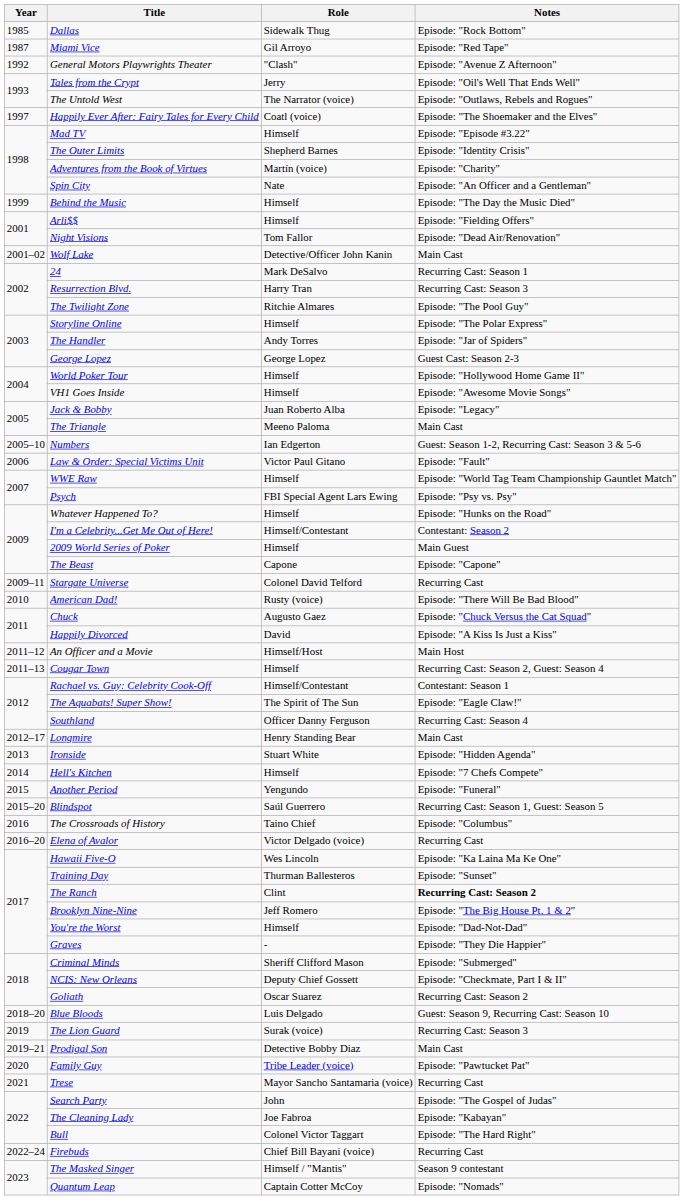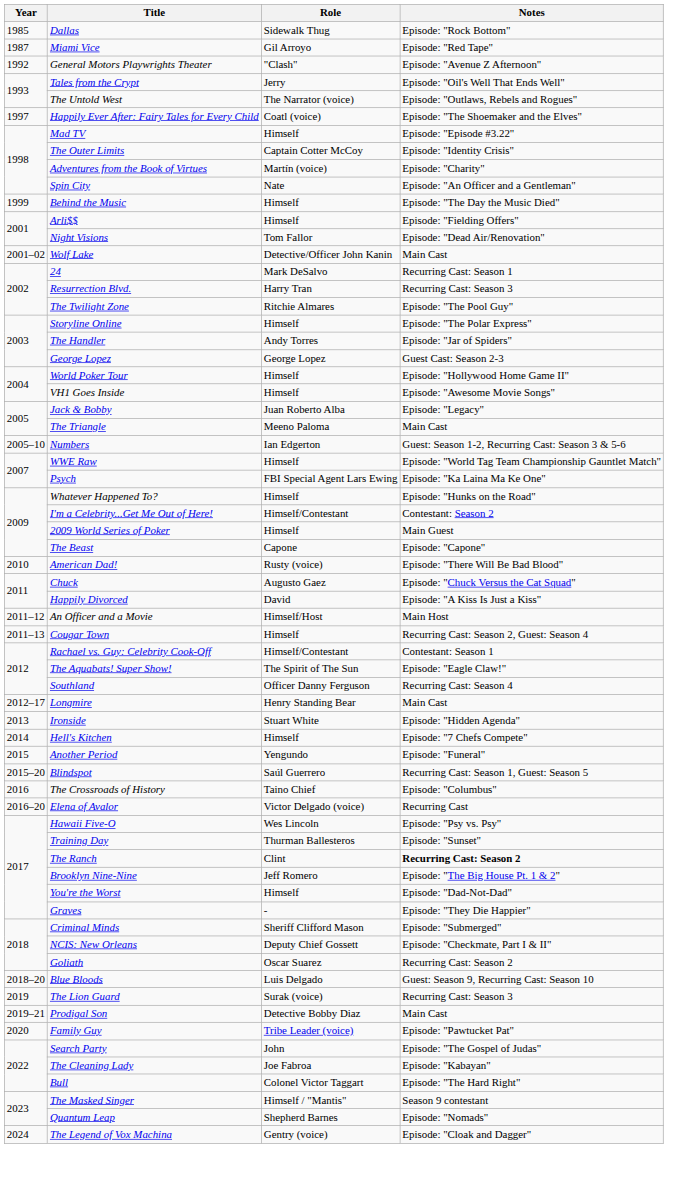(301, 151) Shepherd Barnes -> (313, 151) Captain Cotter McCoy
- row: (127, 461)
(467, 496) Episode: "Psy vs. Psy" -> (474, 479) Episode: "Ka Laina Ma Ke One"
- row: (89, 582)
(489, 858) Episode: "Ka Laina Ma Ke One" -> (452, 824) Episode: "Psy vs. Psy"
- row: (62, 1082)
- row: (69, 1151)
(313, 1186) Captain Cotter McCoy -> (301, 1117) Shepherd Barnes
+ row: (111, 1134)
